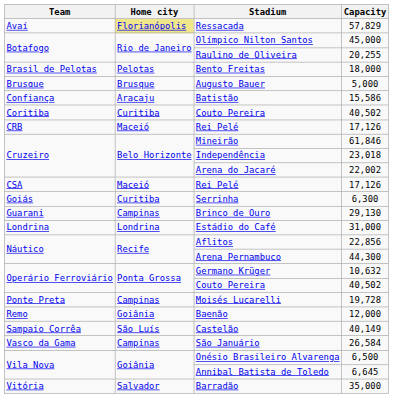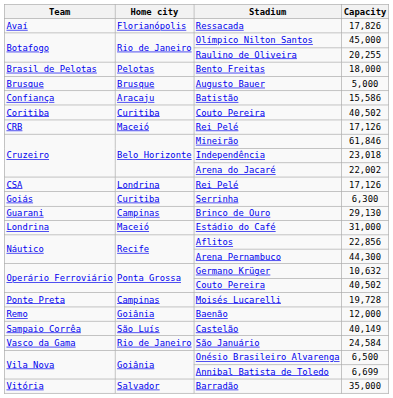(152, 26) khaki background -> (152, 26) no background
(365, 26) 57,829 -> (365, 26) 17,826
(133, 184) Maceió -> (138, 184) Londrina
(138, 228) Londrina -> (133, 228) Maceió
(138, 343) Campinas -> (154, 343) Rio de Janeiro
(365, 343) 26,584 -> (365, 343) 24,584
(365, 372) 6,645 -> (365, 372) 6,699
